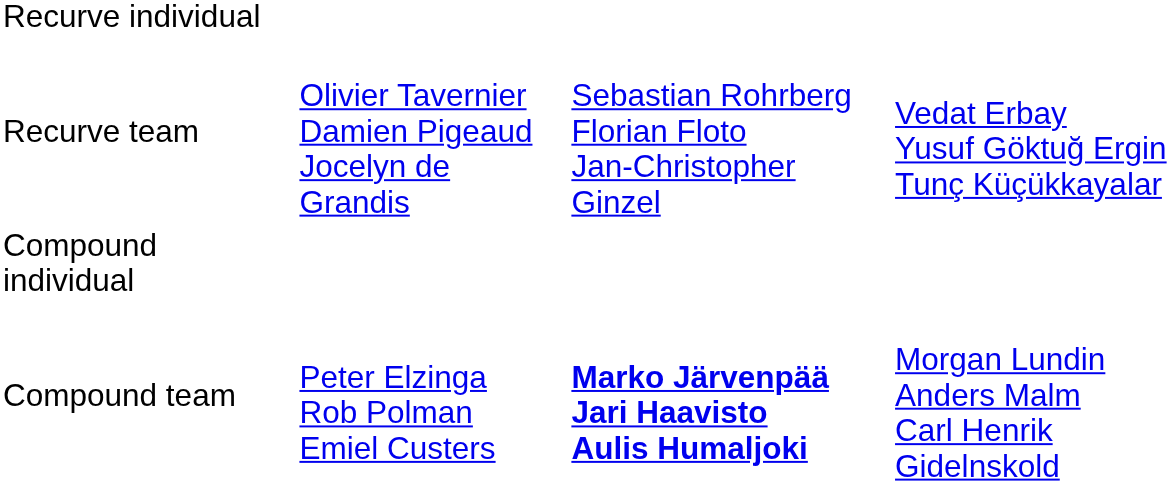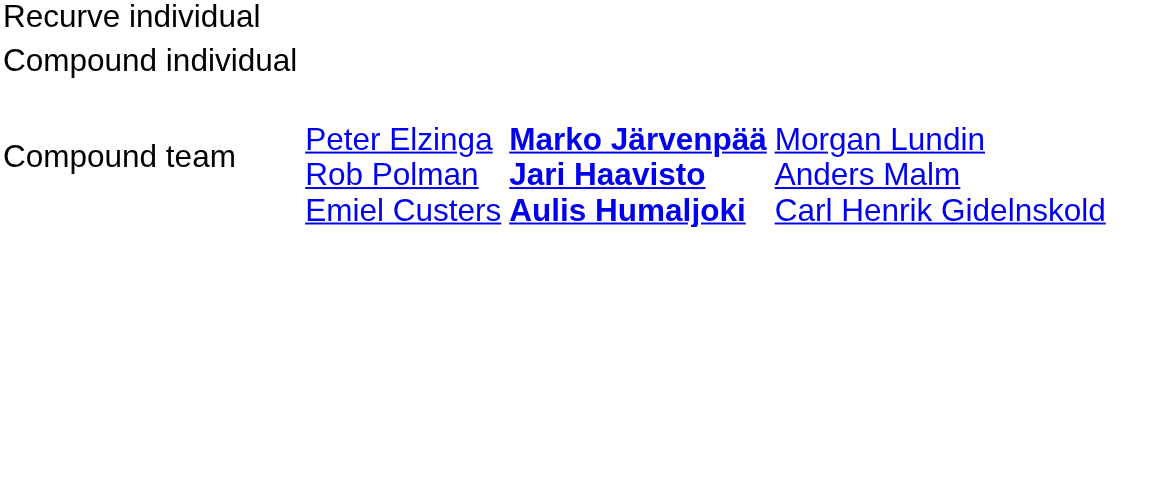- row: (101, 131)
